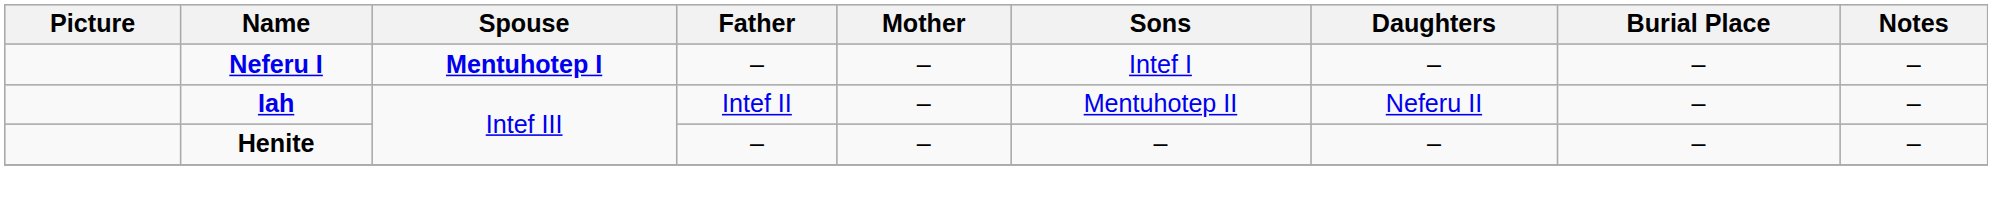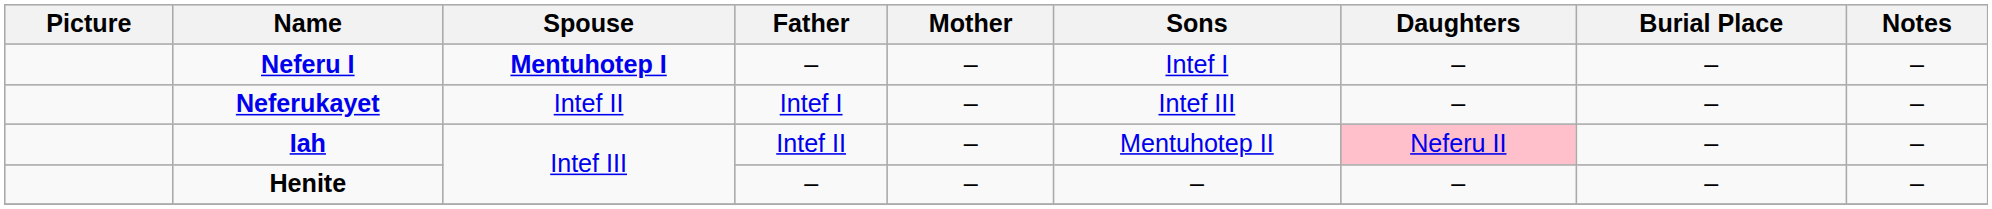+ row: (308, 104)
(1434, 104) no background -> (1458, 143) pink background
